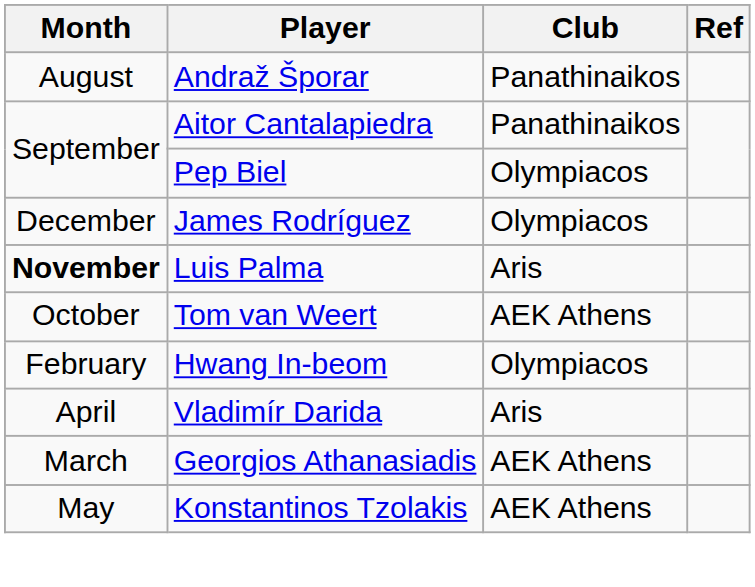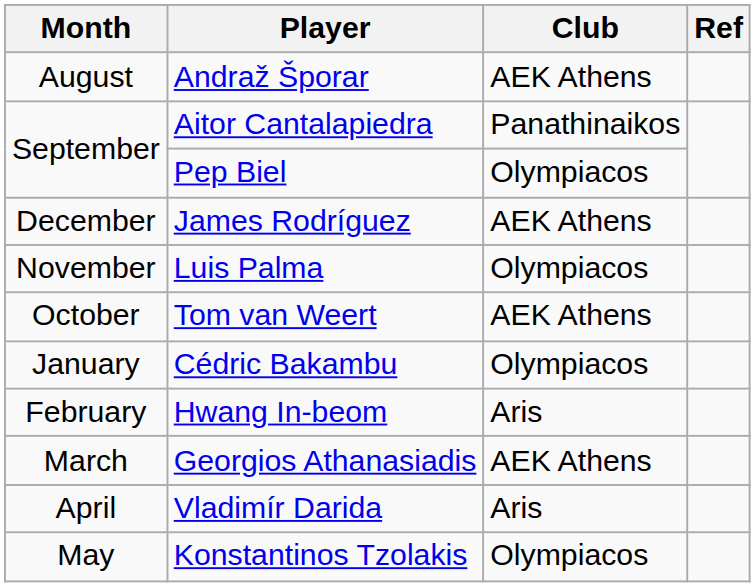(585, 76) Panathinaikos -> (571, 76) AEK Athens
(569, 220) Olympiacos -> (571, 220) AEK Athens
(86, 268) bold -> (86, 268) normal
(516, 268) Aris -> (569, 268) Olympiacos
+ row: (286, 364)
(569, 364) Olympiacos -> (516, 412) Aris
rows swapped: (325, 460) <-> (278, 412)
(571, 508) AEK Athens -> (569, 556) Olympiacos
